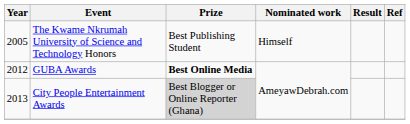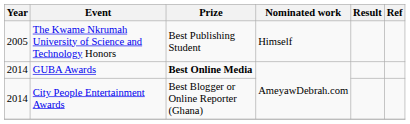(17, 70) 2012 -> (17, 70) 2014
(17, 98) 2013 -> (17, 98) 2014
(203, 98) lightgrey background -> (203, 98) no background
